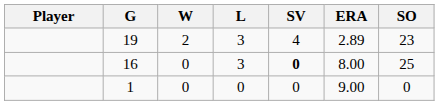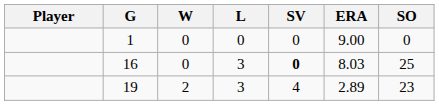rows swapped: (130, 40) <-> (130, 87)
(351, 64) 8.00 -> (351, 64) 8.03
